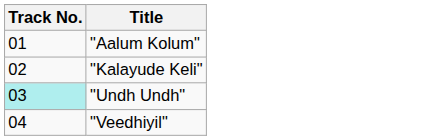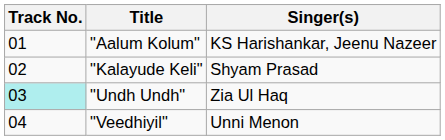+ column: (323, 17)
